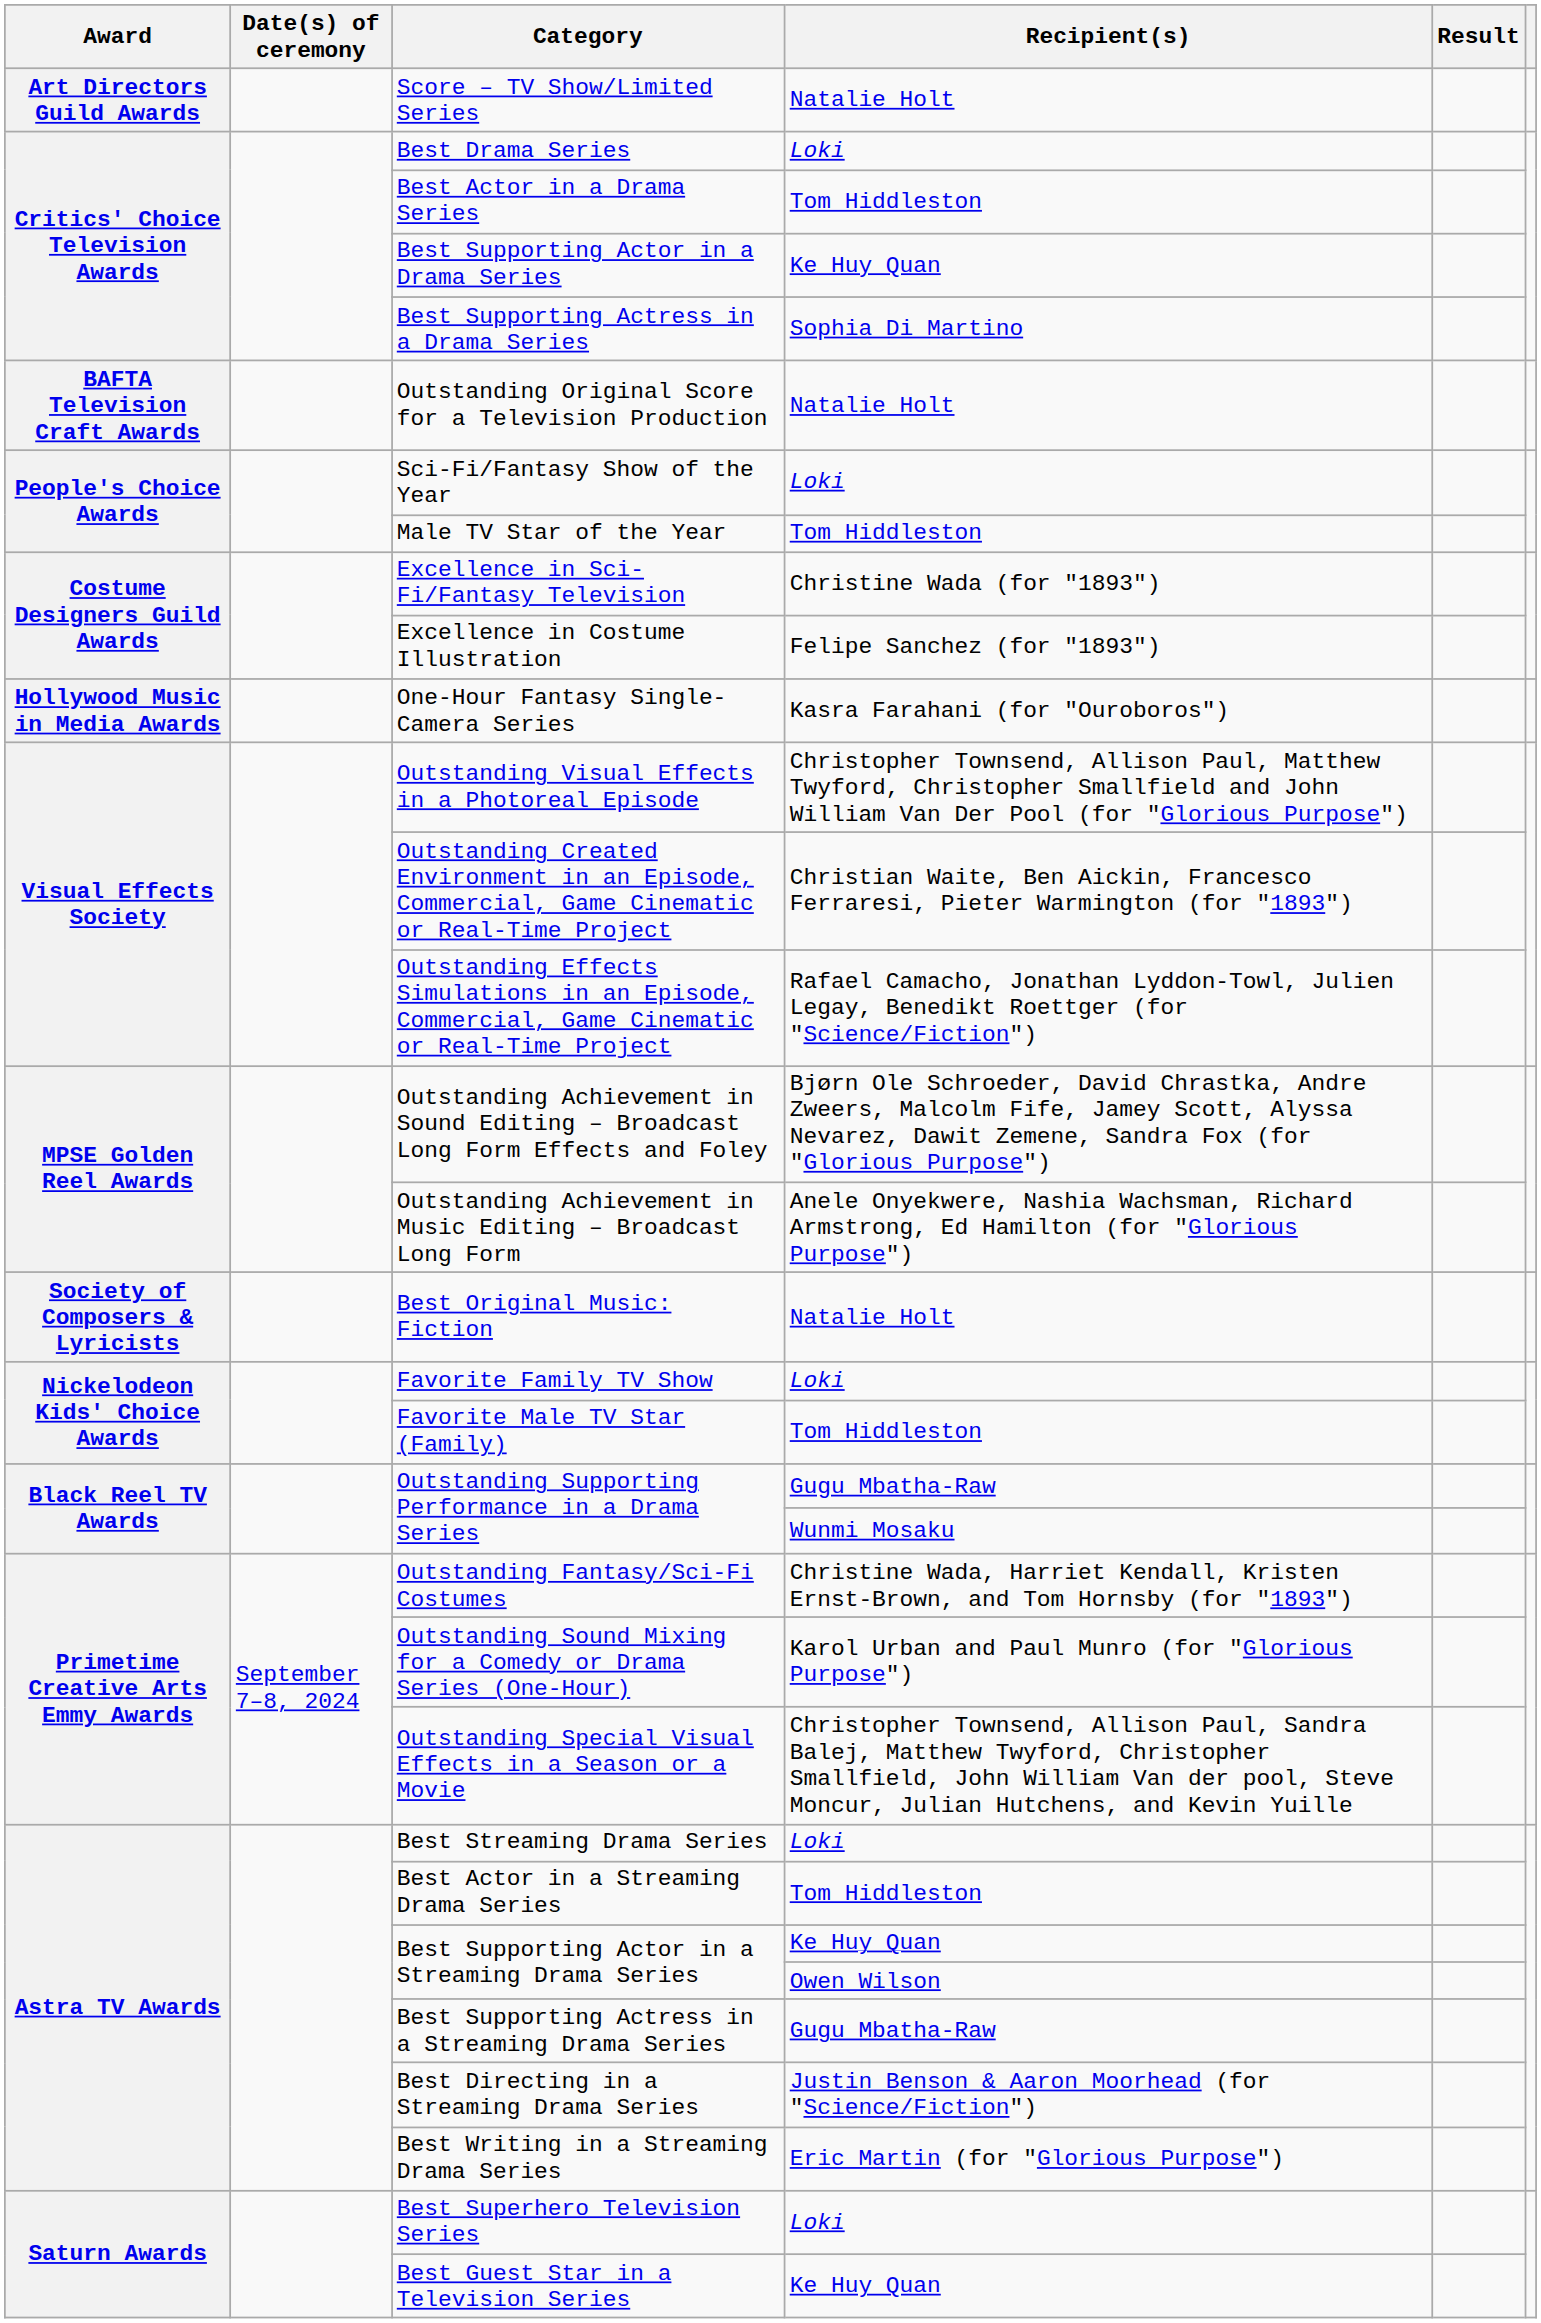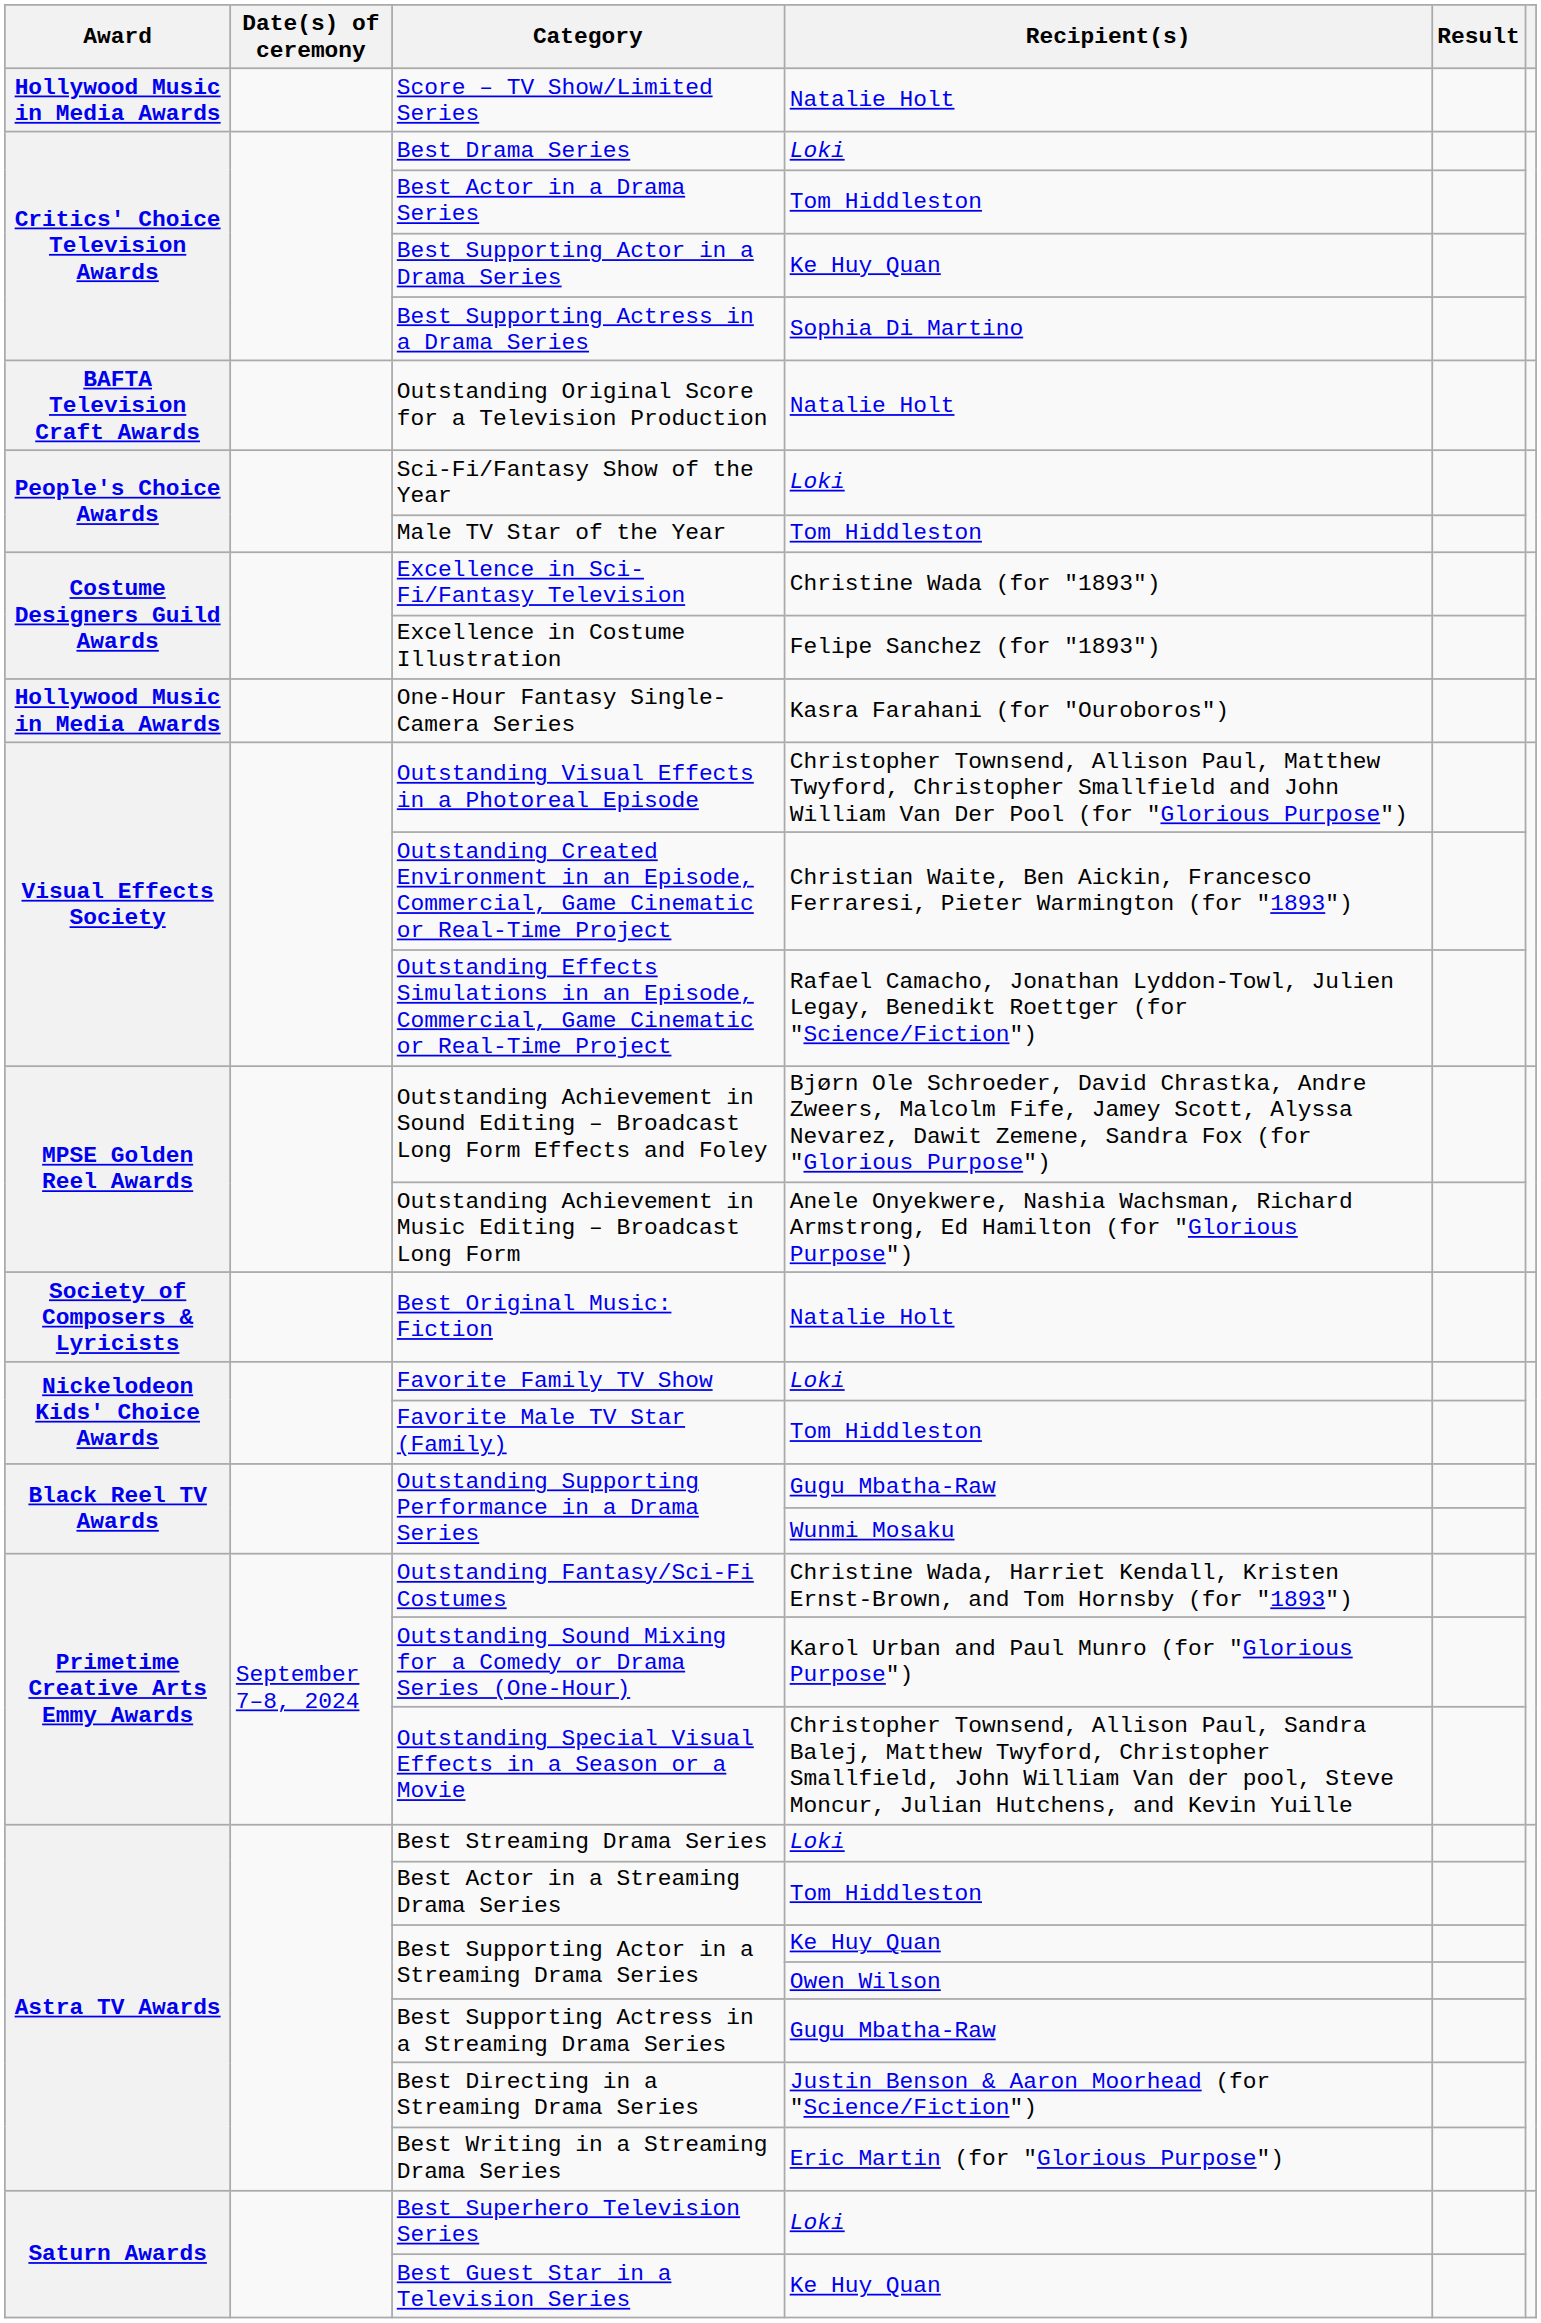(118, 100) Art Directors Guild Awards -> (118, 100) Hollywood Music in Media Awards
